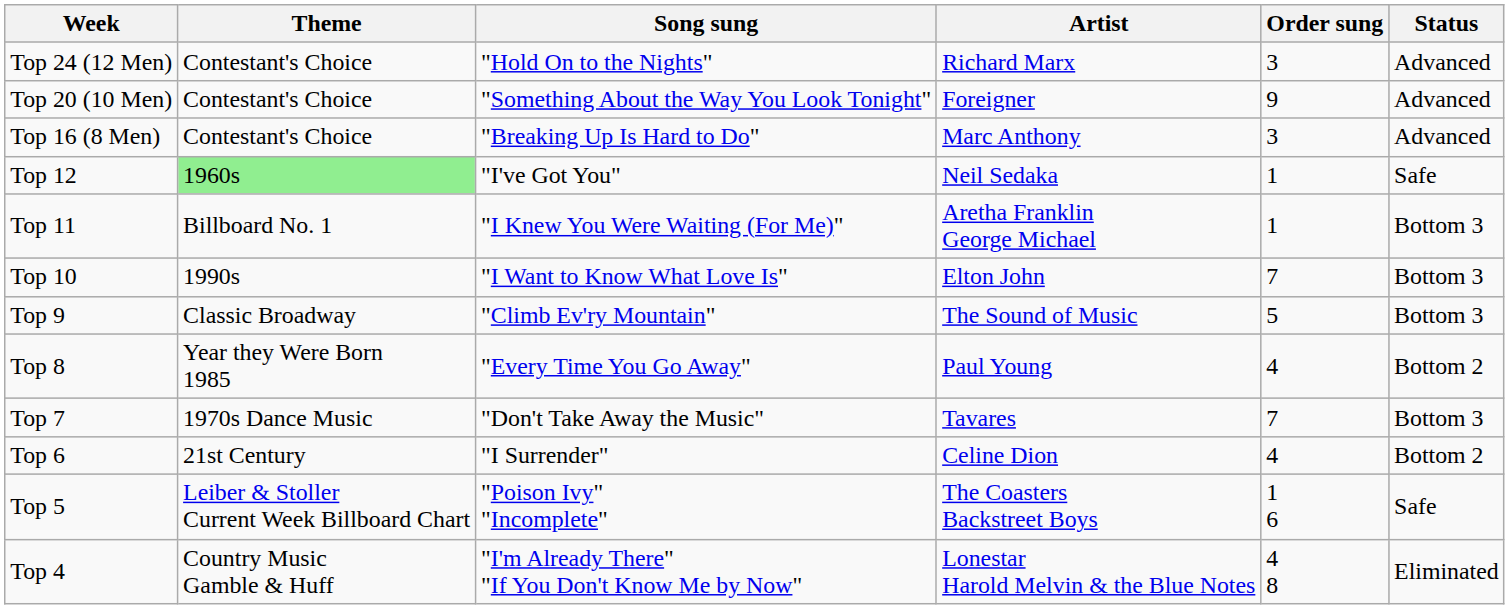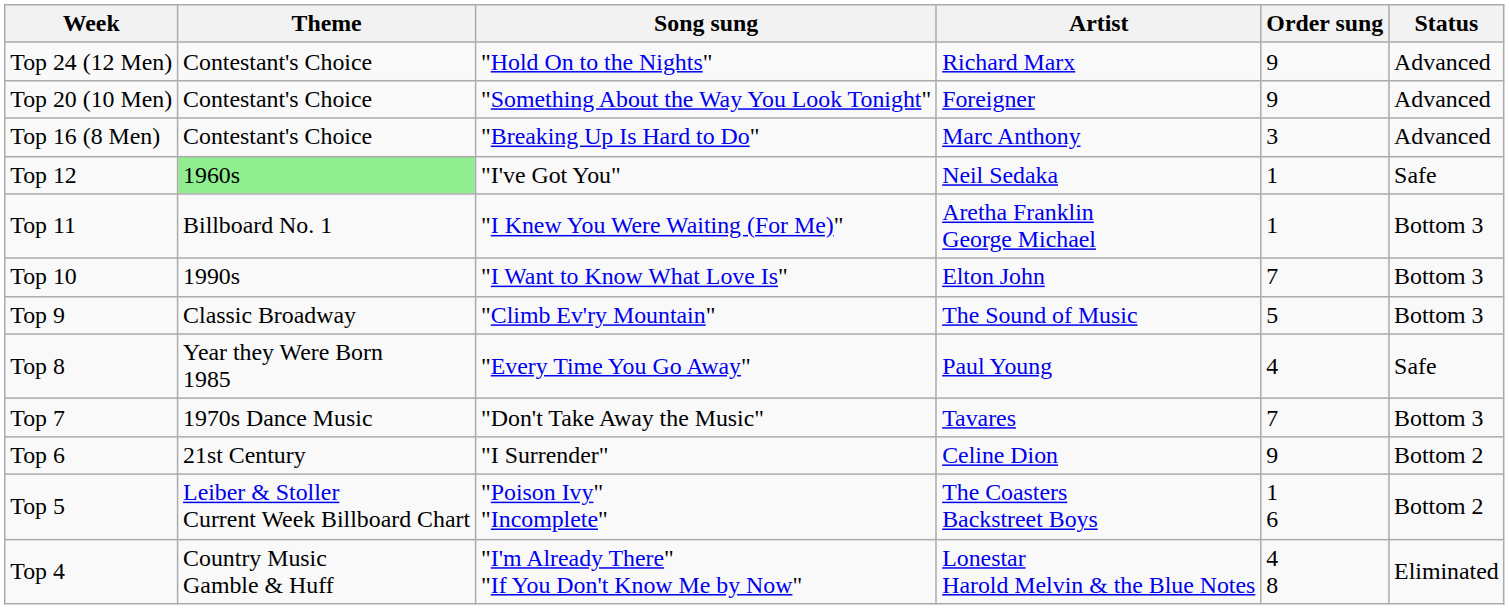(1272, 61) 3 -> (1272, 61) 9
(1439, 366) Bottom 2 -> (1415, 366) Safe
(1272, 455) 4 -> (1272, 455) 9
(1415, 506) Safe -> (1439, 506) Bottom 2
